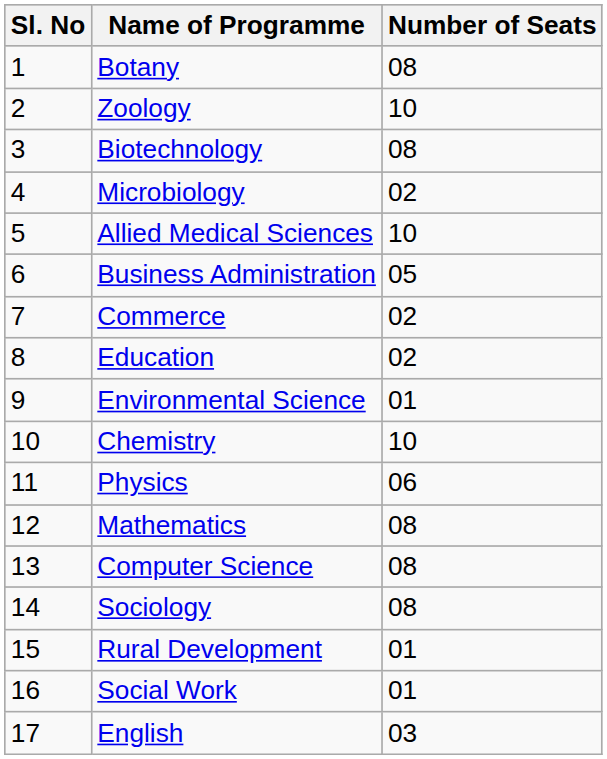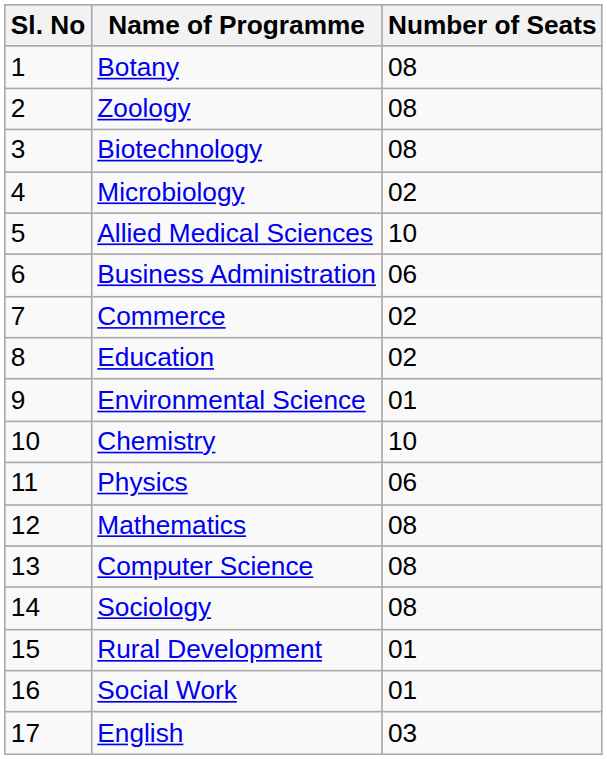(403, 108) 10 -> (403, 108) 08
(403, 274) 05 -> (403, 274) 06
